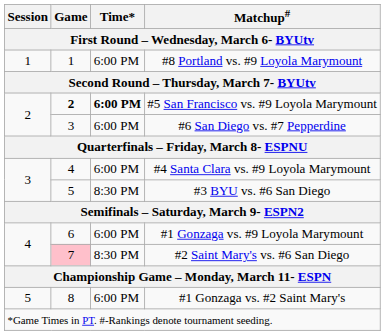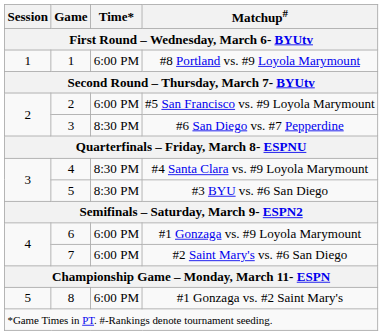(71, 104) bold -> (71, 104) normal
(117, 104) bold -> (116, 104) normal
(116, 125) 6:00 PM -> (116, 125) 8:30 PM
(116, 168) 6:00 PM -> (116, 168) 8:30 PM
(71, 255) pink background -> (71, 255) no background
(116, 255) 8:30 PM -> (116, 255) 6:00 PM
